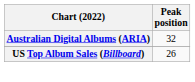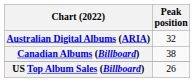+ row: (78, 54)
